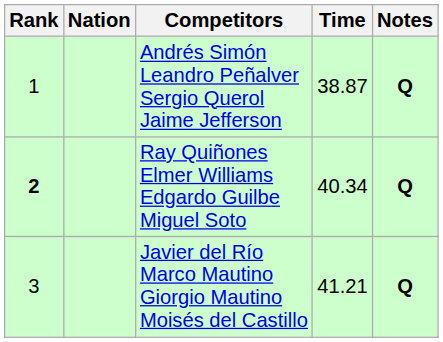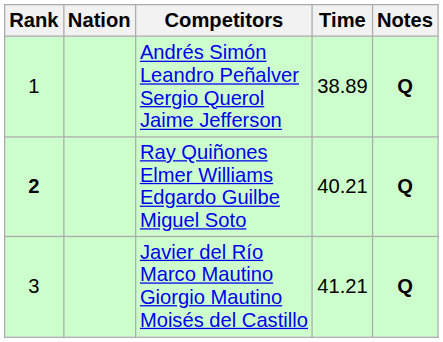(342, 86) 38.87 -> (342, 86) 38.89
(342, 186) 40.34 -> (342, 186) 40.21
